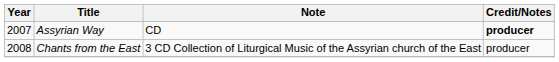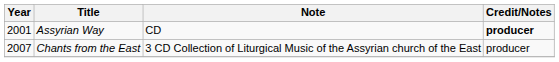(19, 30) 2007 -> (19, 30) 2001
(19, 48) 2008 -> (19, 48) 2007
